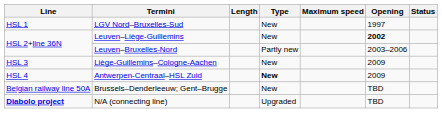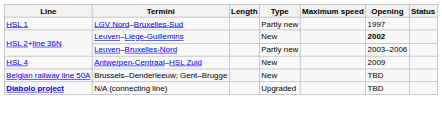(269, 24) New -> (280, 24) Partly new
- row: (155, 62)
(269, 75) bold -> (269, 62) normal
